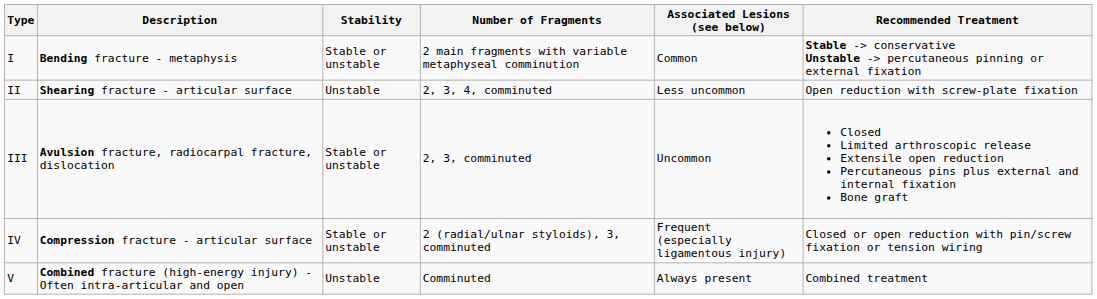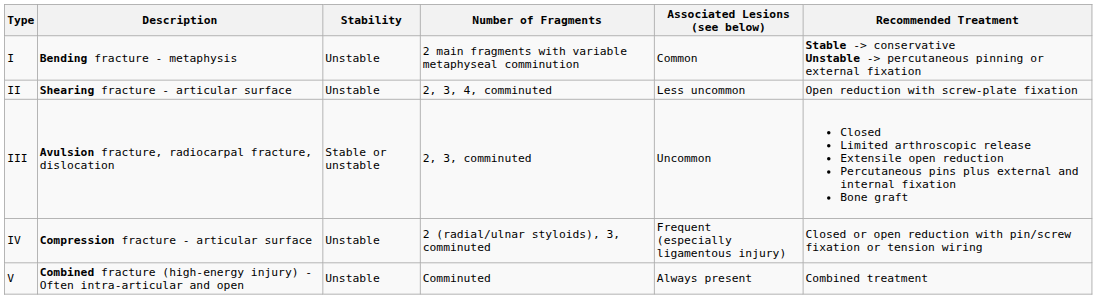(356, 58) Stable or unstable -> (352, 58) Unstable
(356, 241) Stable or unstable -> (352, 241) Unstable
